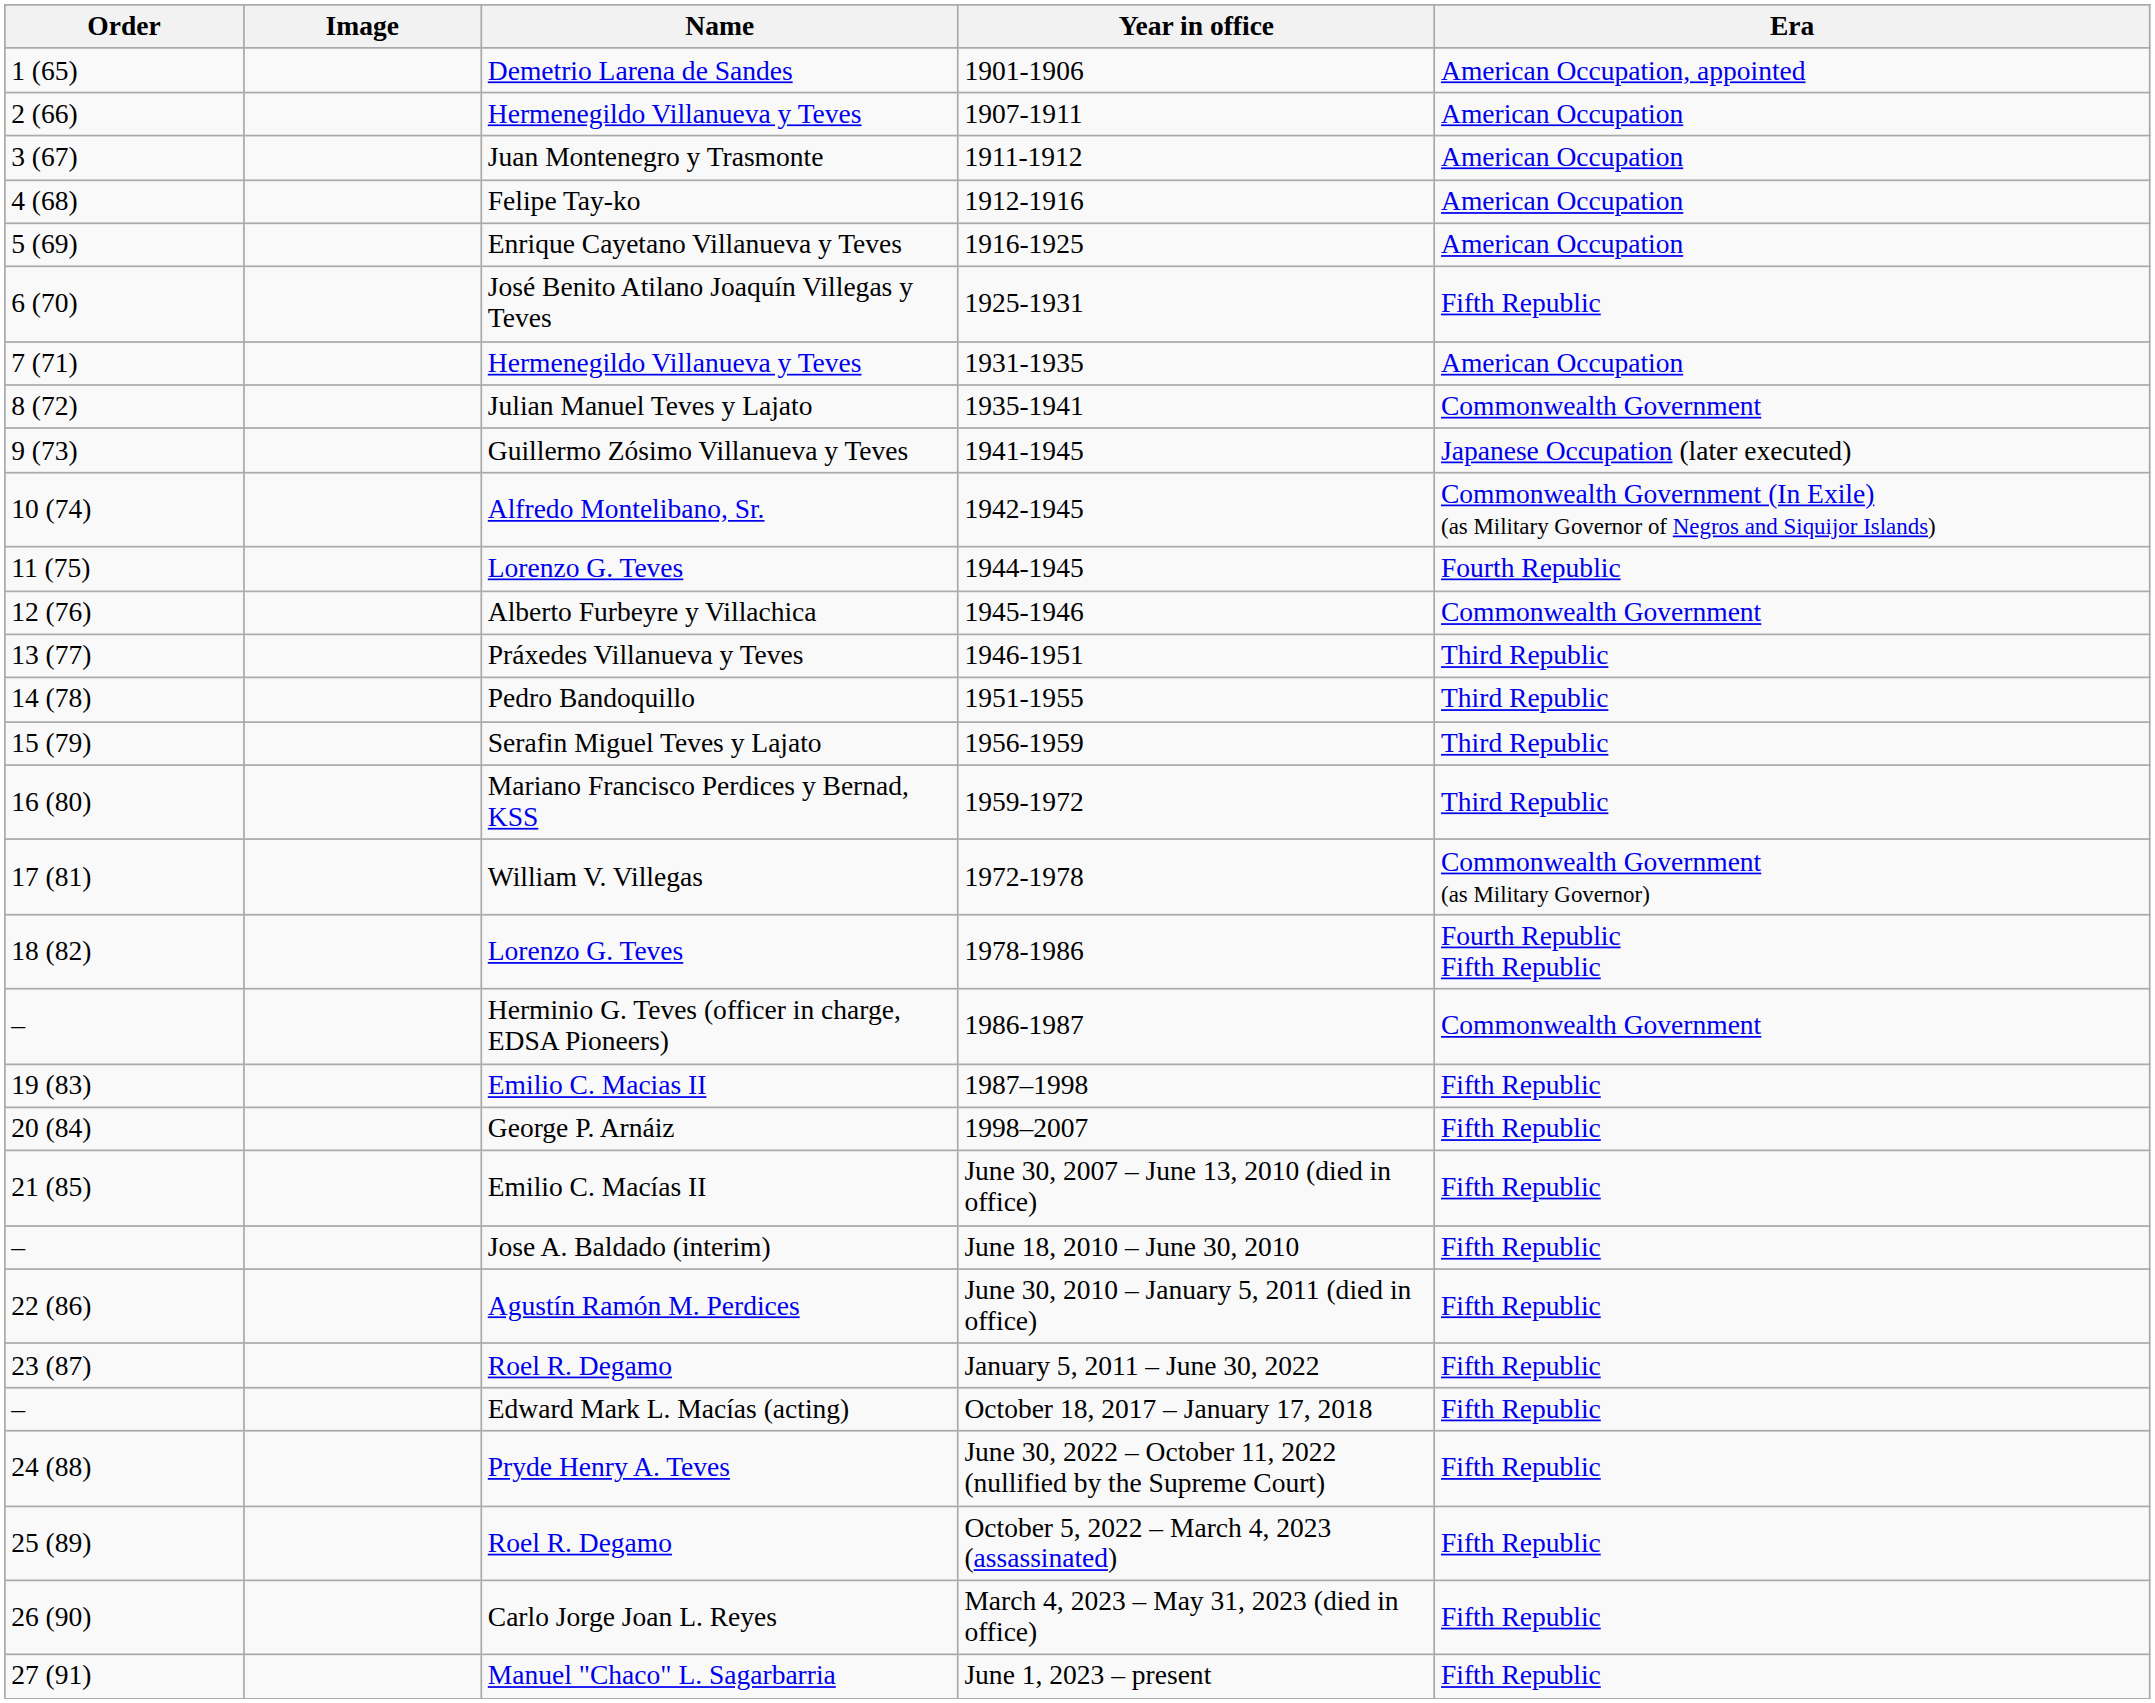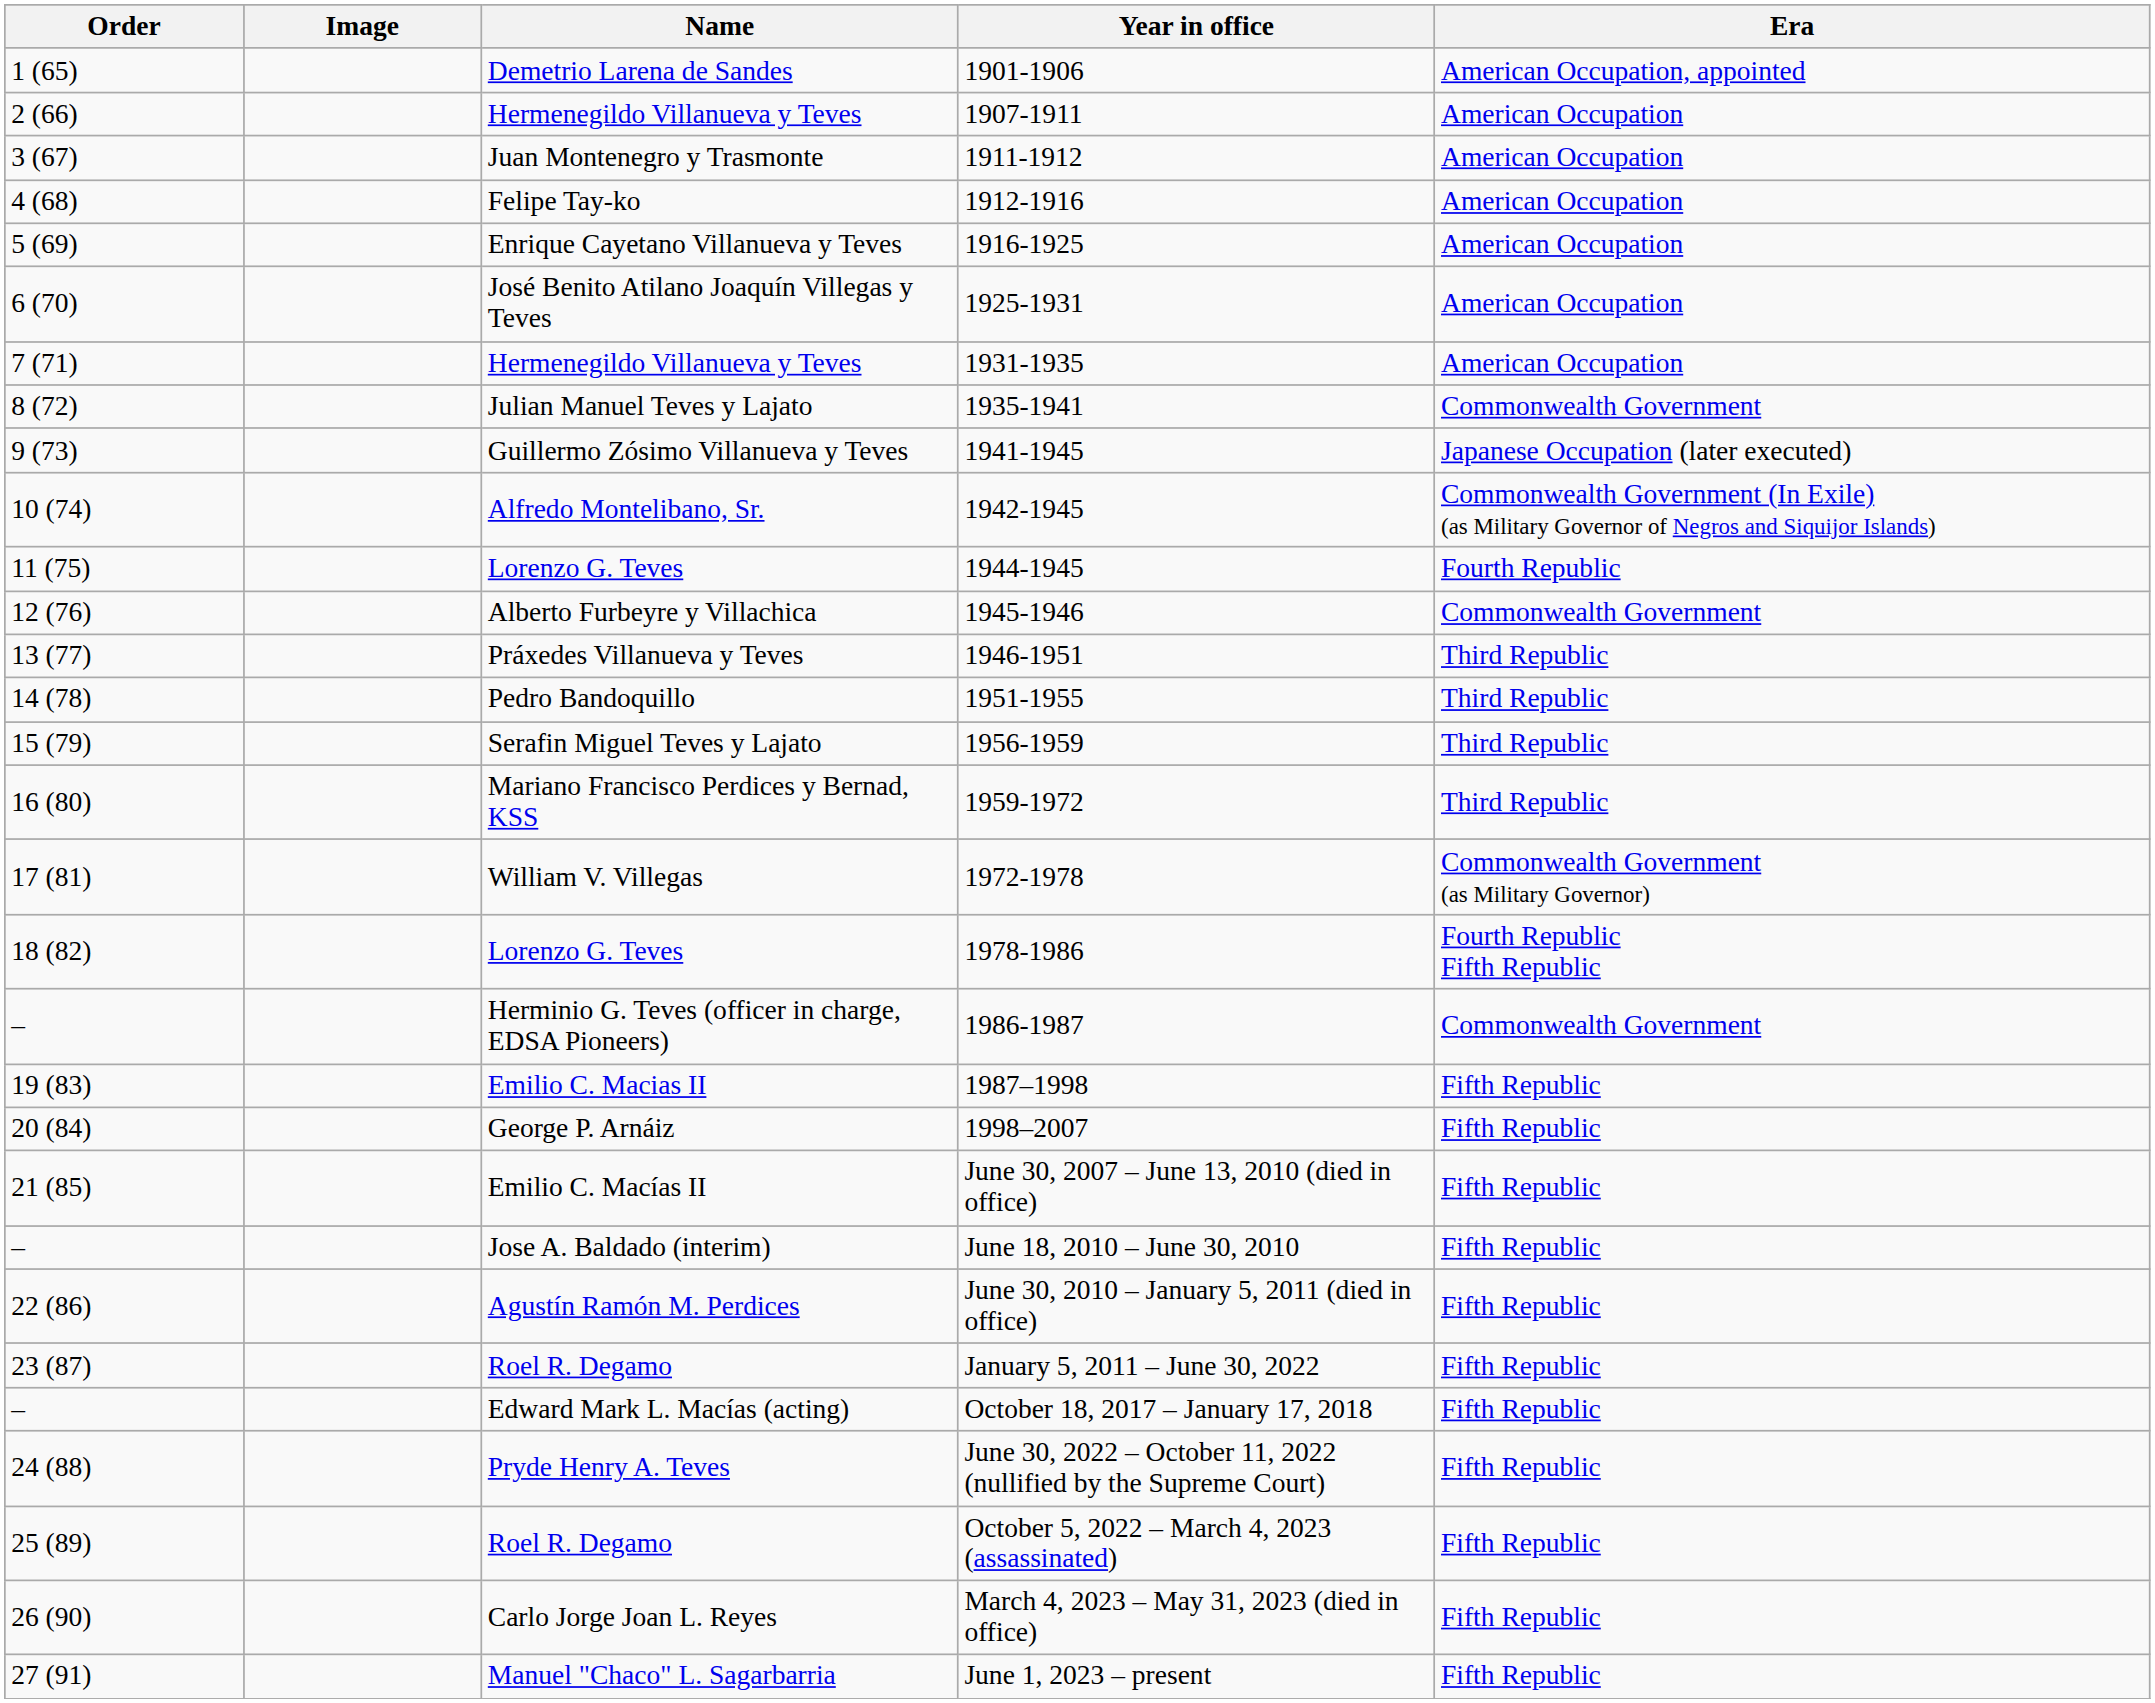(1521, 303) Fifth Republic -> (1562, 303) American Occupation
